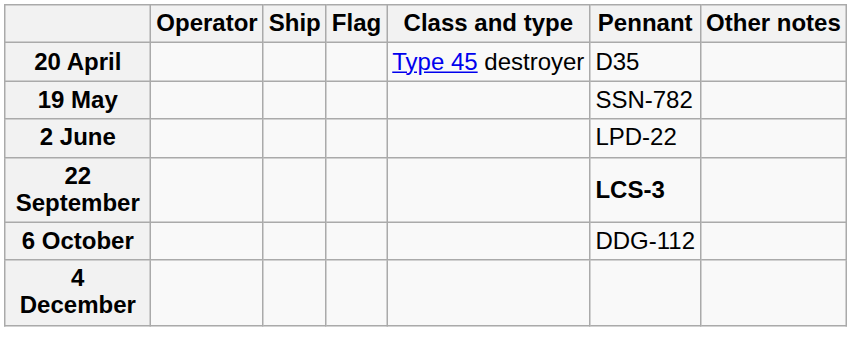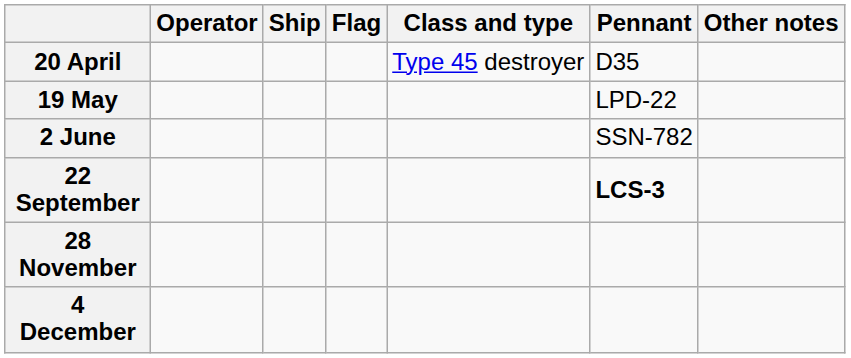(644, 99) SSN-782 -> (636, 99) LPD-22
(636, 137) LPD-22 -> (644, 137) SSN-782
- row: (78, 240)
+ row: (78, 254)
